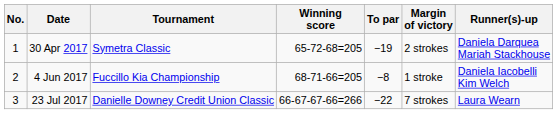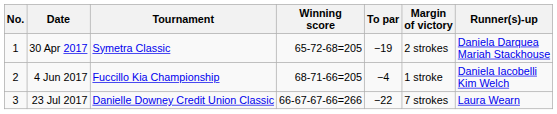(383, 77) −8 -> (383, 77) −4
